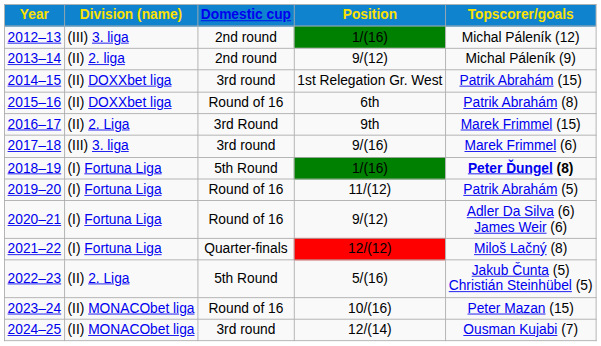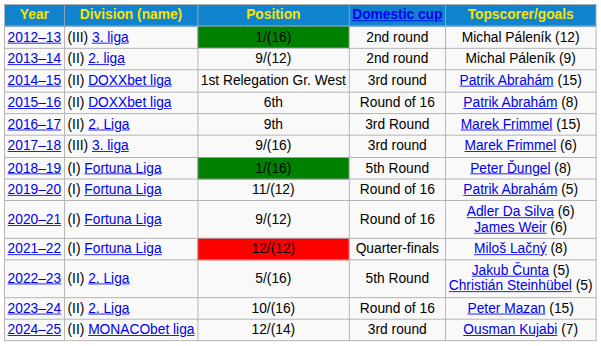columns swapped: (370, 15) <-> (246, 15)
(521, 168) bold -> (521, 168) normal
(131, 308) (II) MONACObet liga -> (98, 308) (II) 2. Liga
